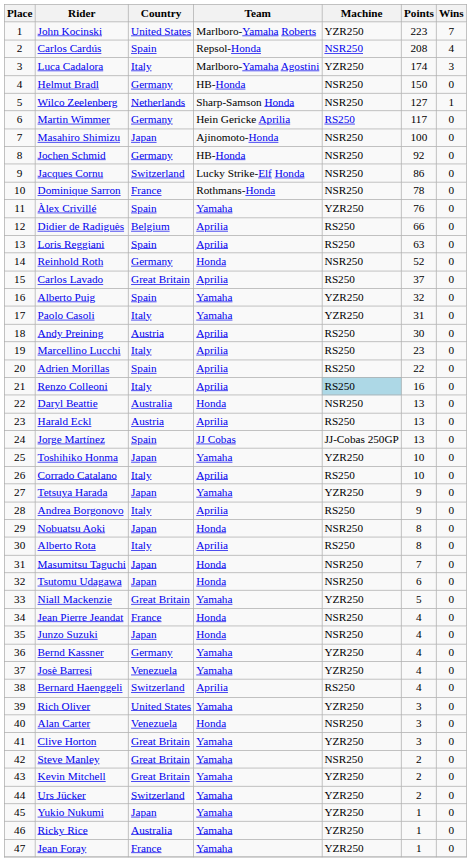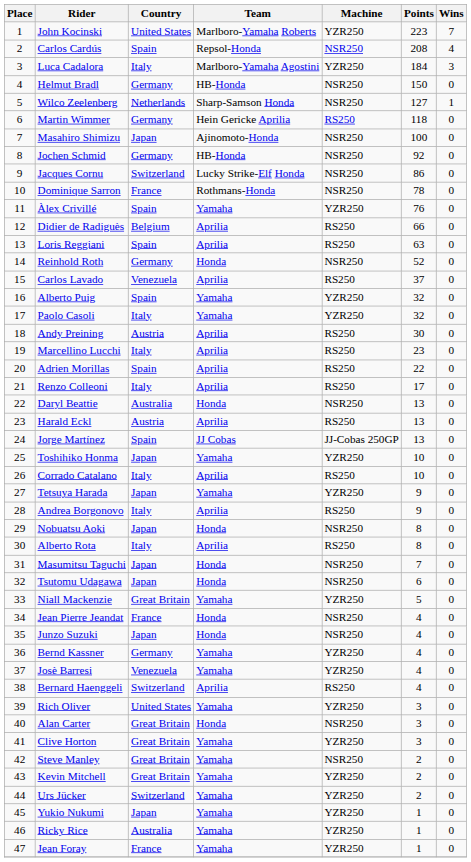(419, 66) 174 -> (419, 66) 184
(419, 119) 117 -> (419, 119) 118
(160, 279) Great Britain -> (154, 279) Venezuela
(419, 315) 31 -> (419, 315) 32
(340, 386) lightblue background -> (340, 386) no background
(419, 386) 16 -> (419, 386) 17
(154, 723) Venezuela -> (160, 723) Great Britain
